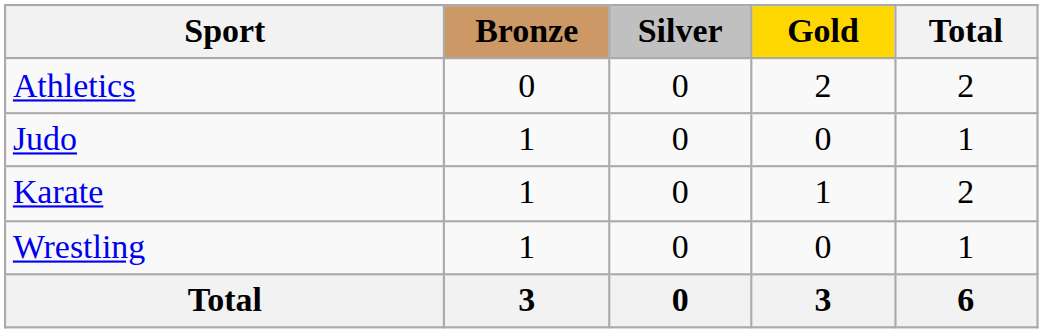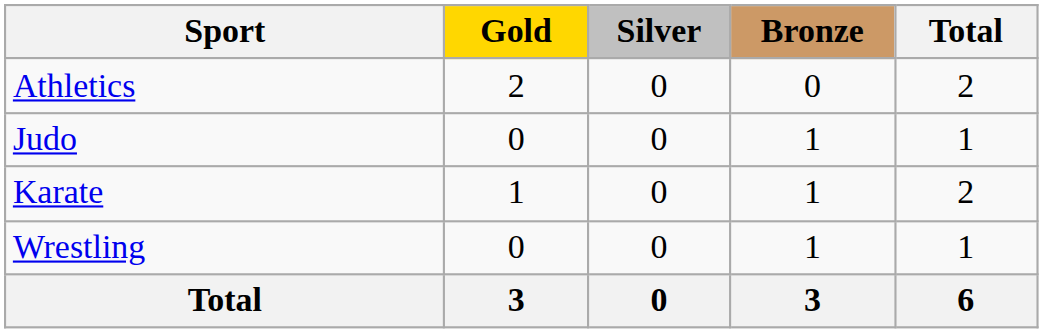columns swapped: (823, 31) <-> (527, 31)
